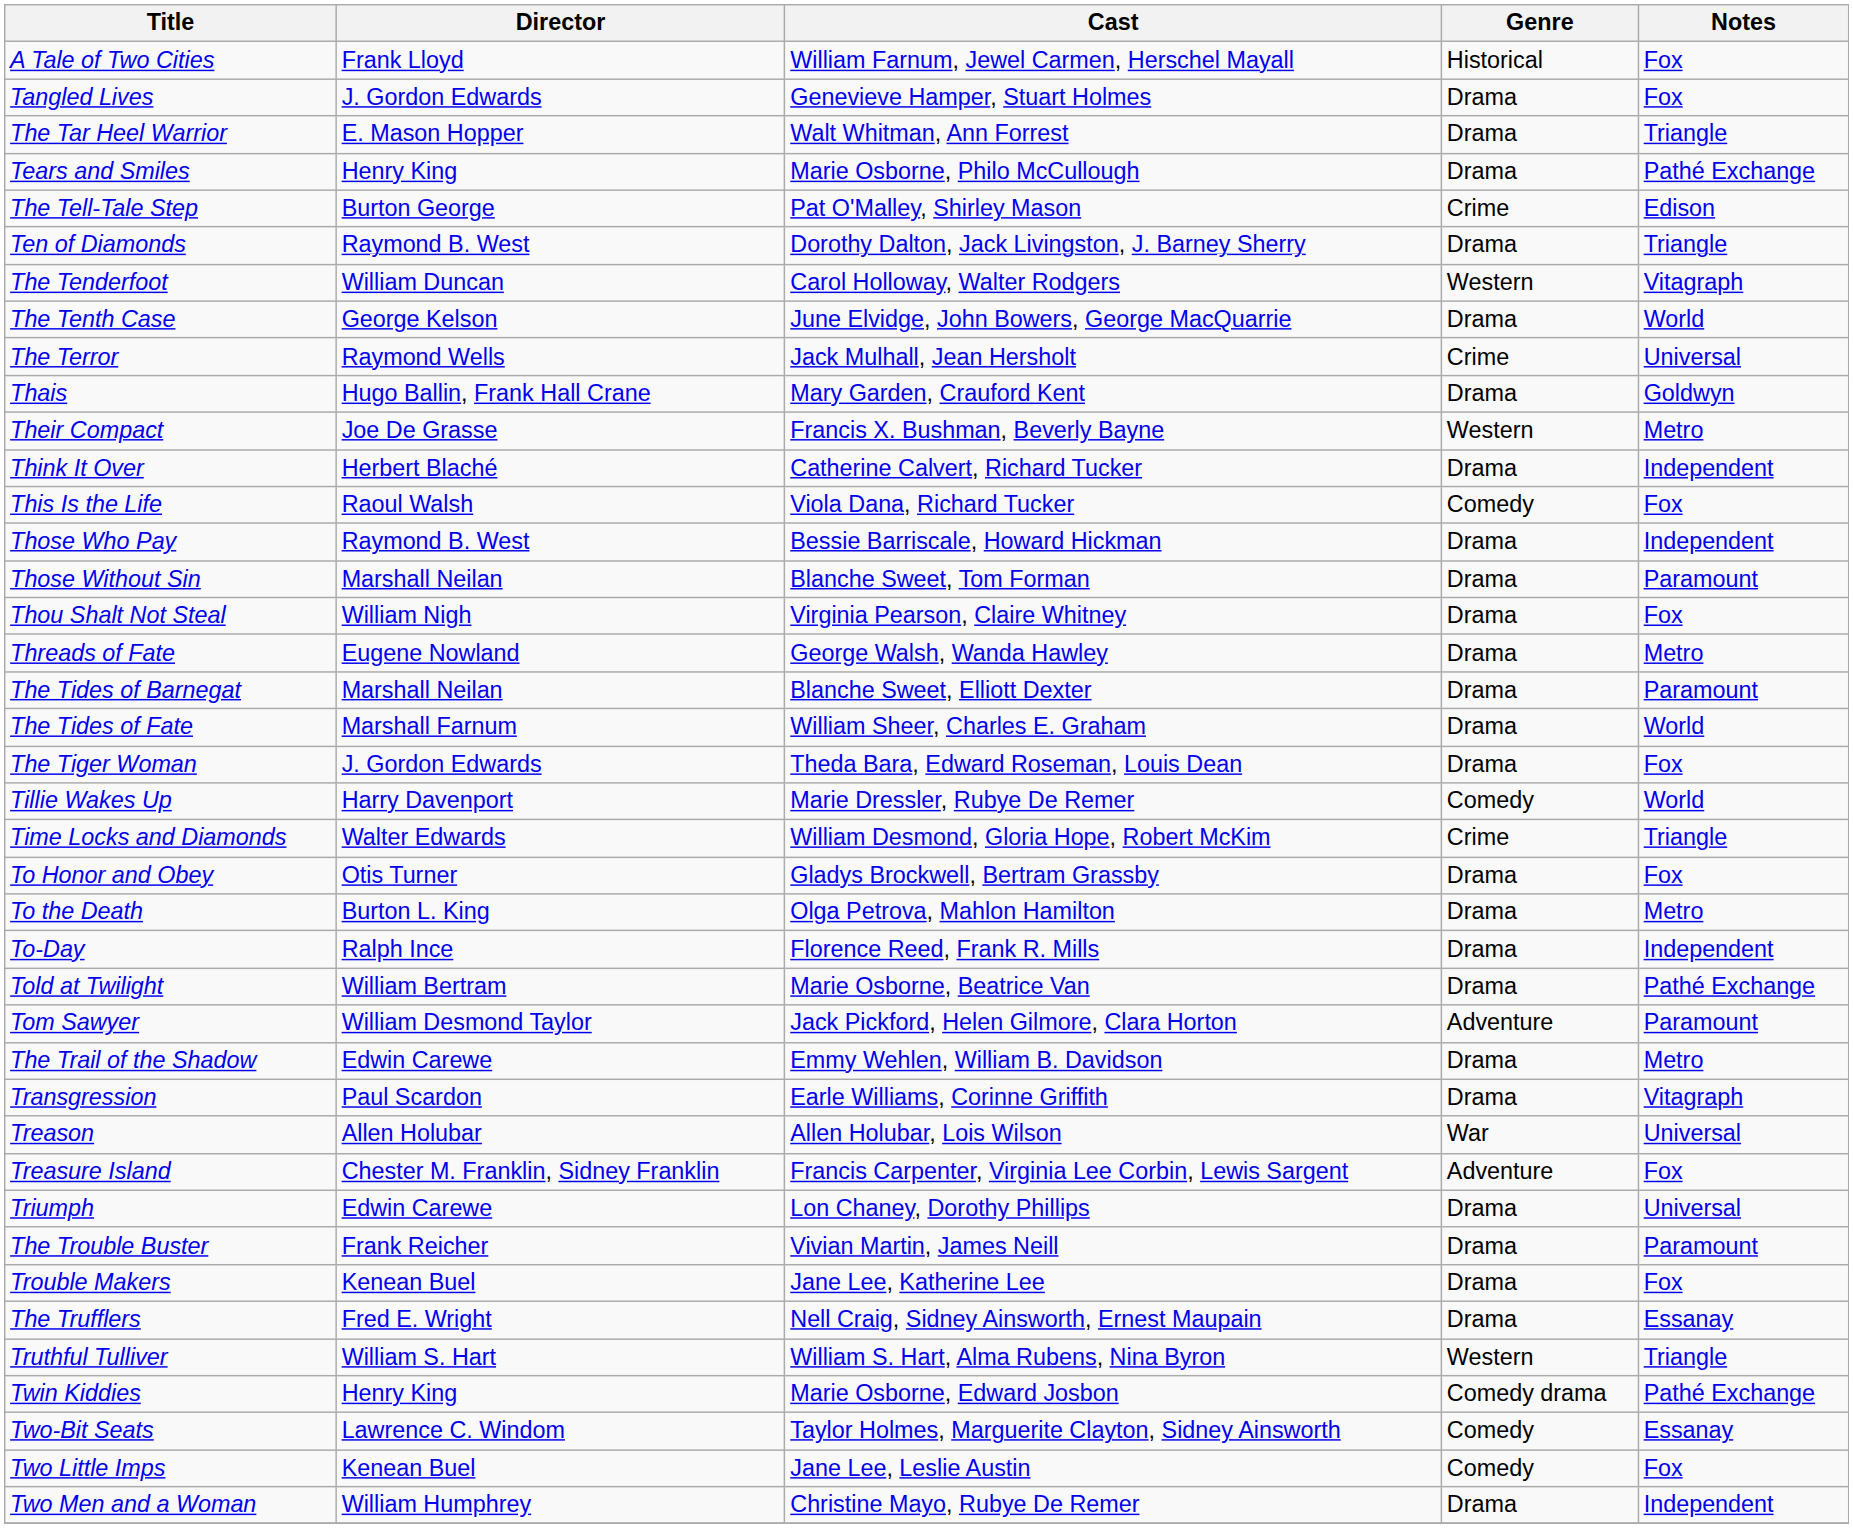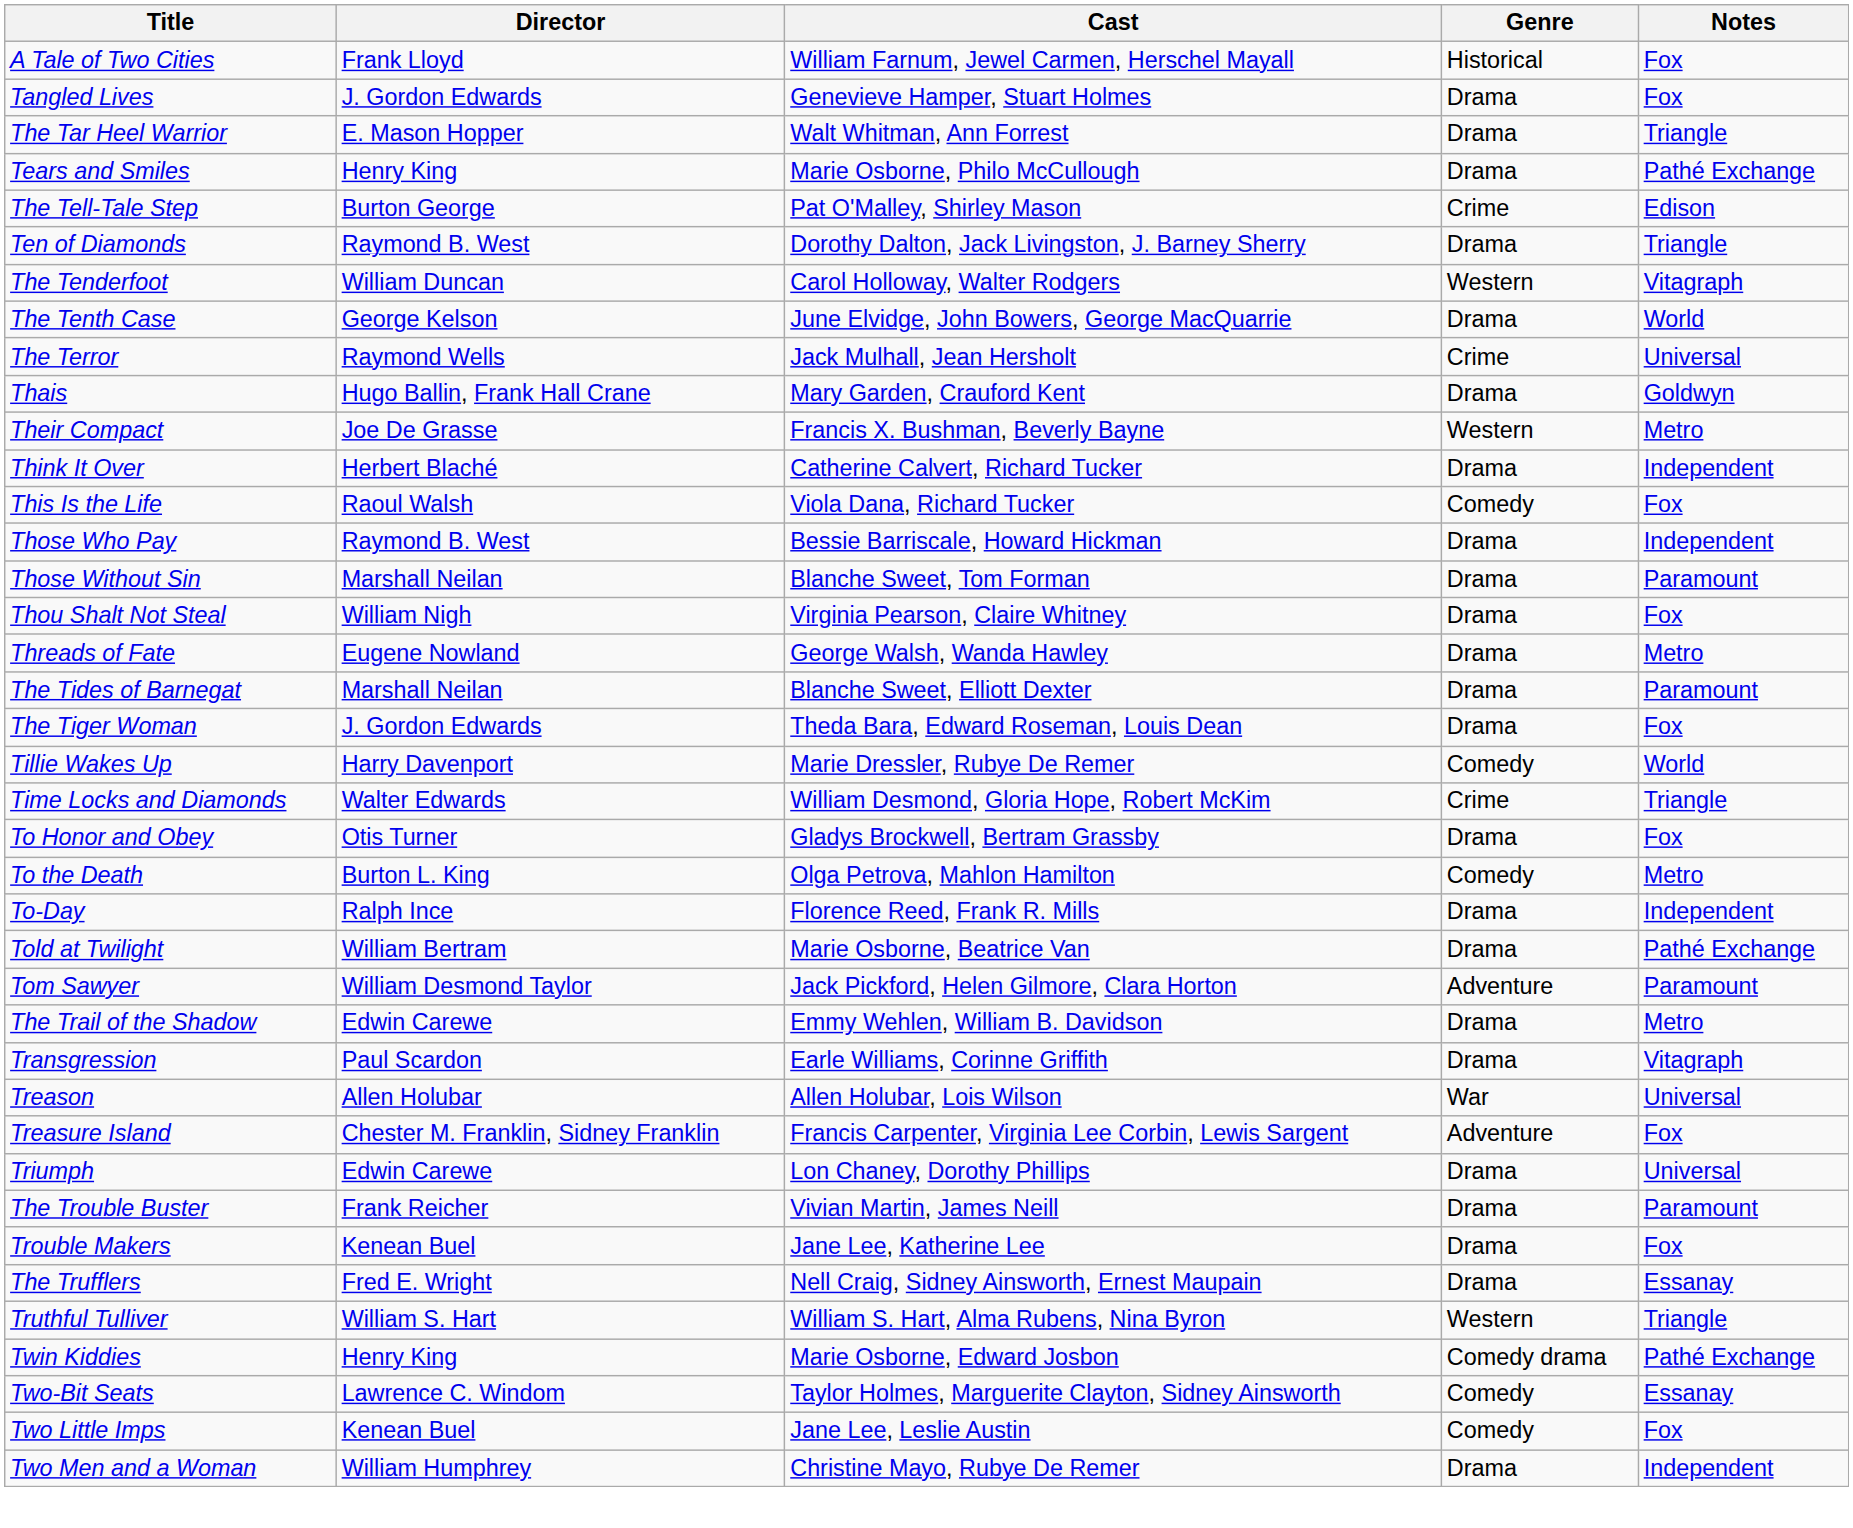- row: (102, 726)
(1482, 912) Drama -> (1490, 875) Comedy
